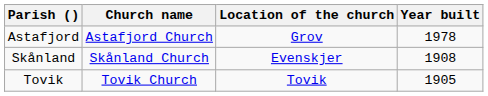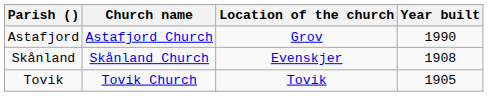(440, 37) 1978 -> (440, 37) 1990
